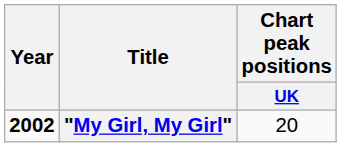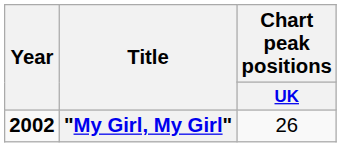(287, 125) 20 -> (287, 125) 26
